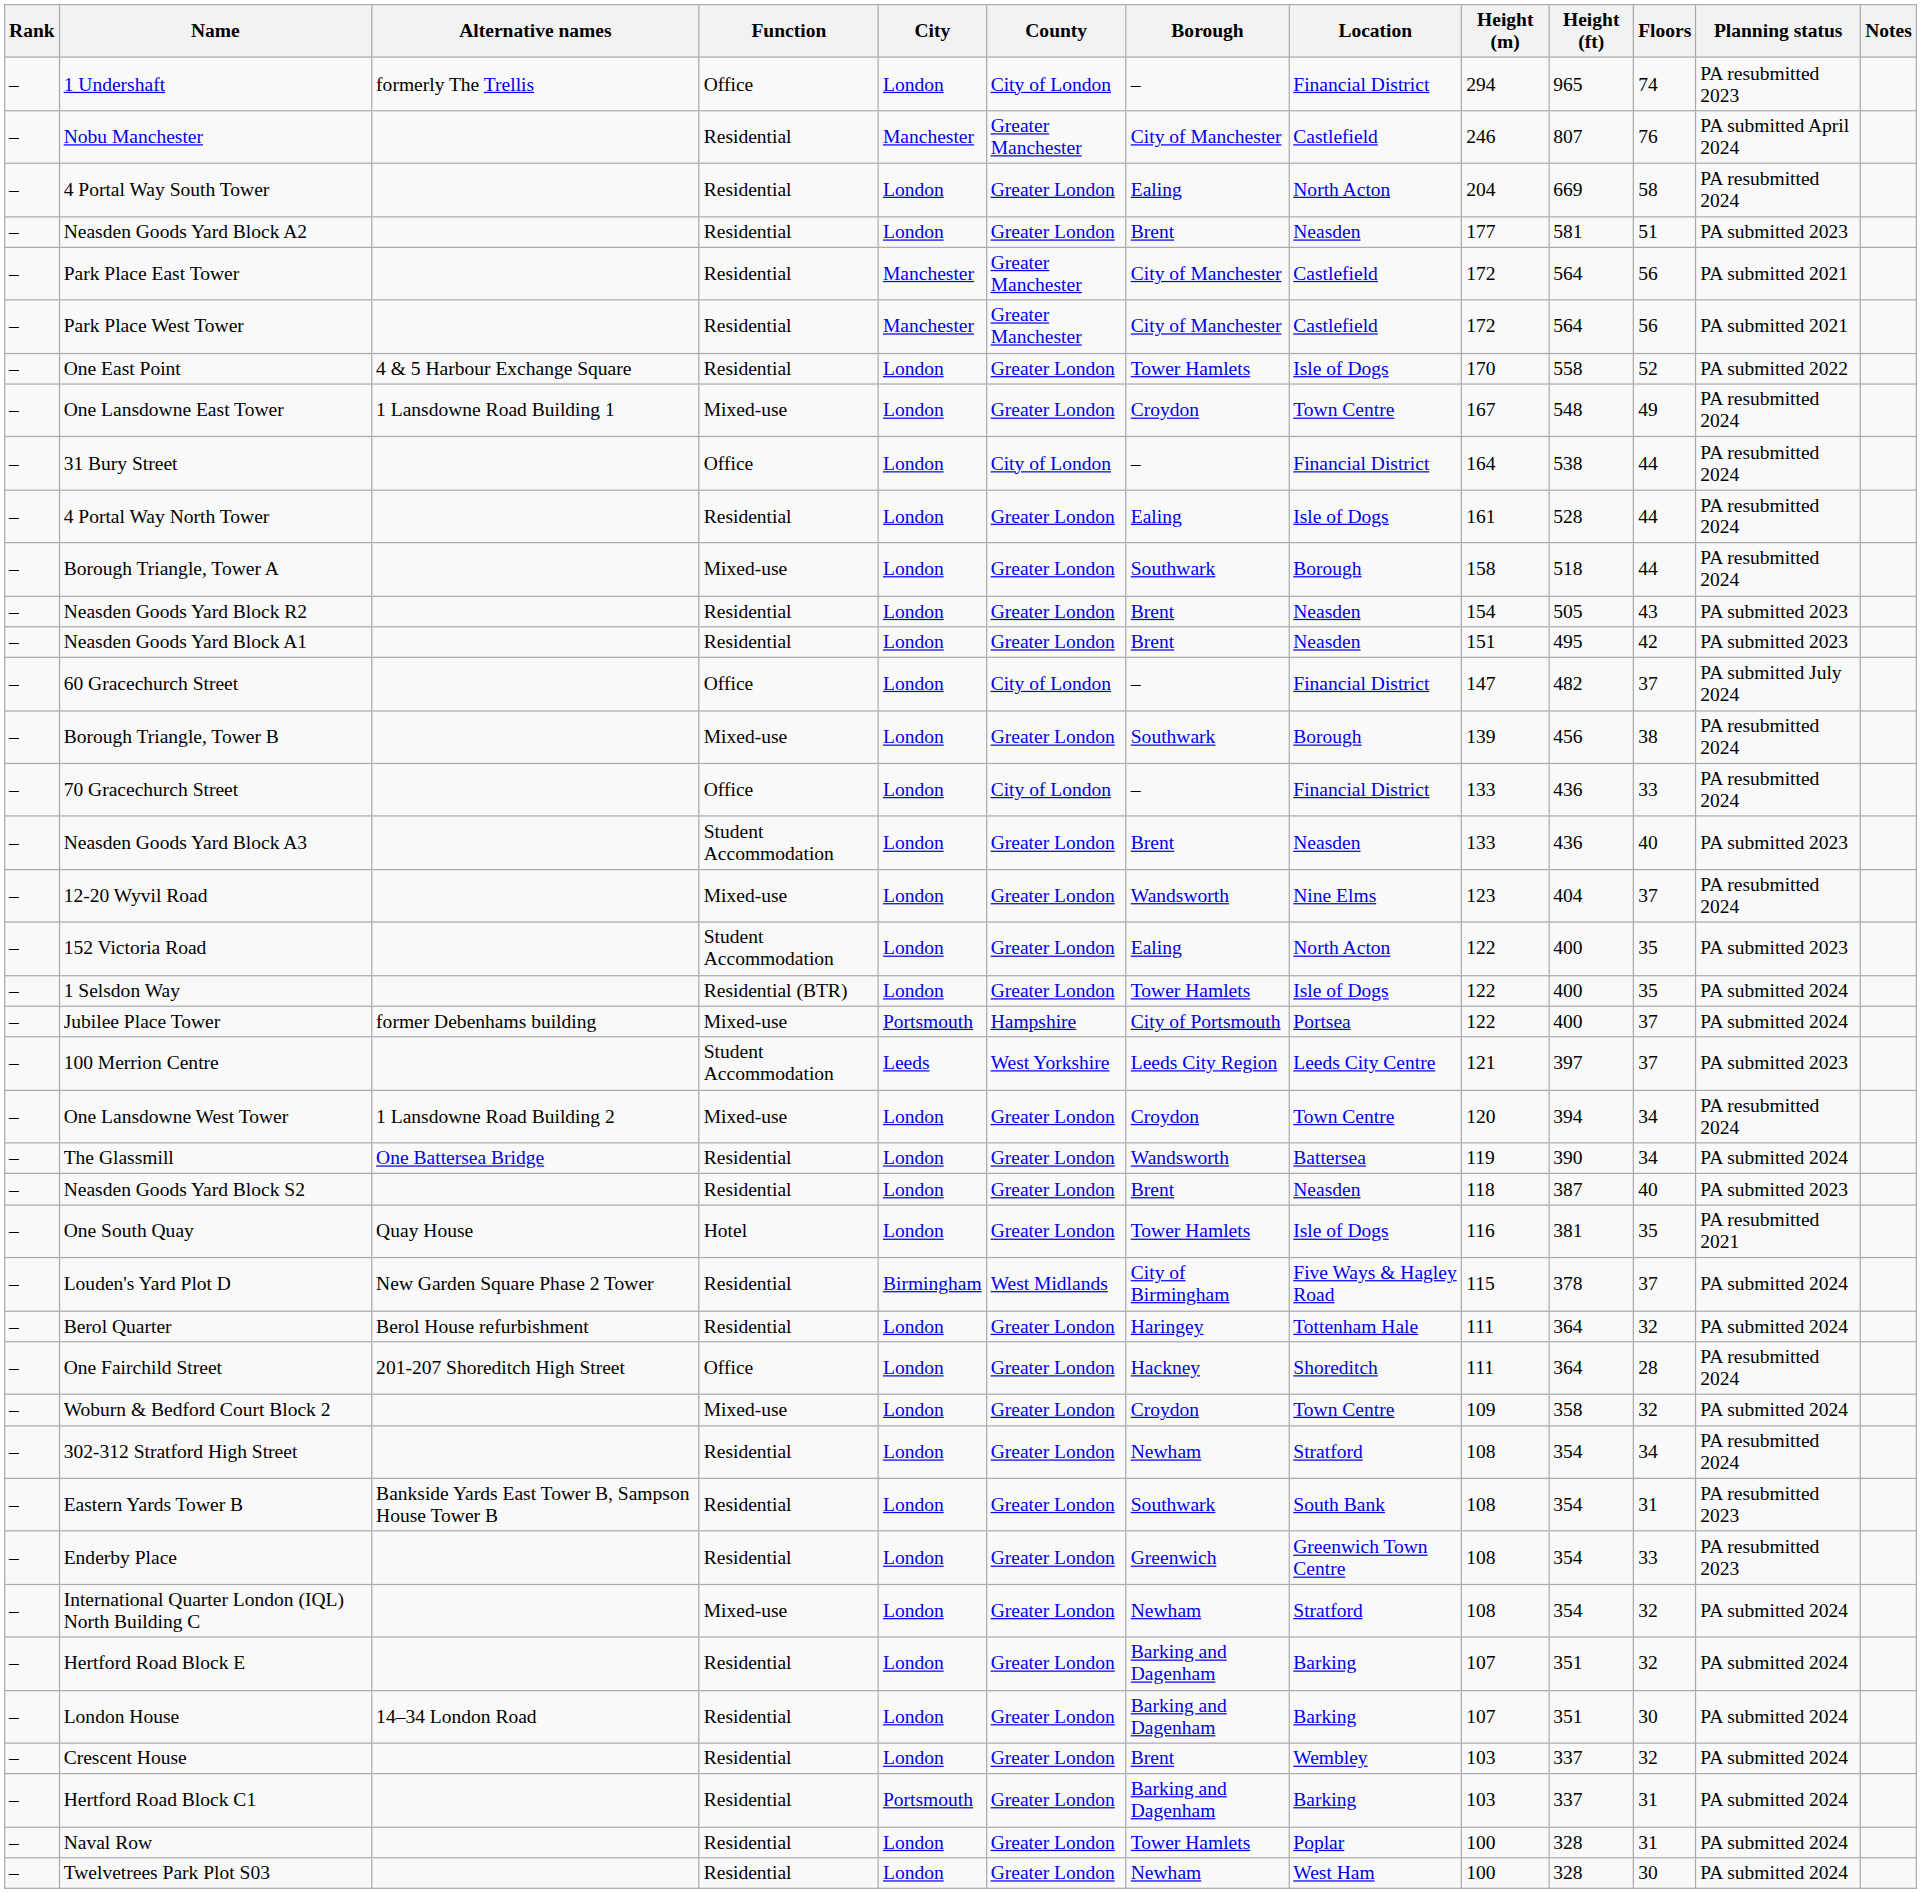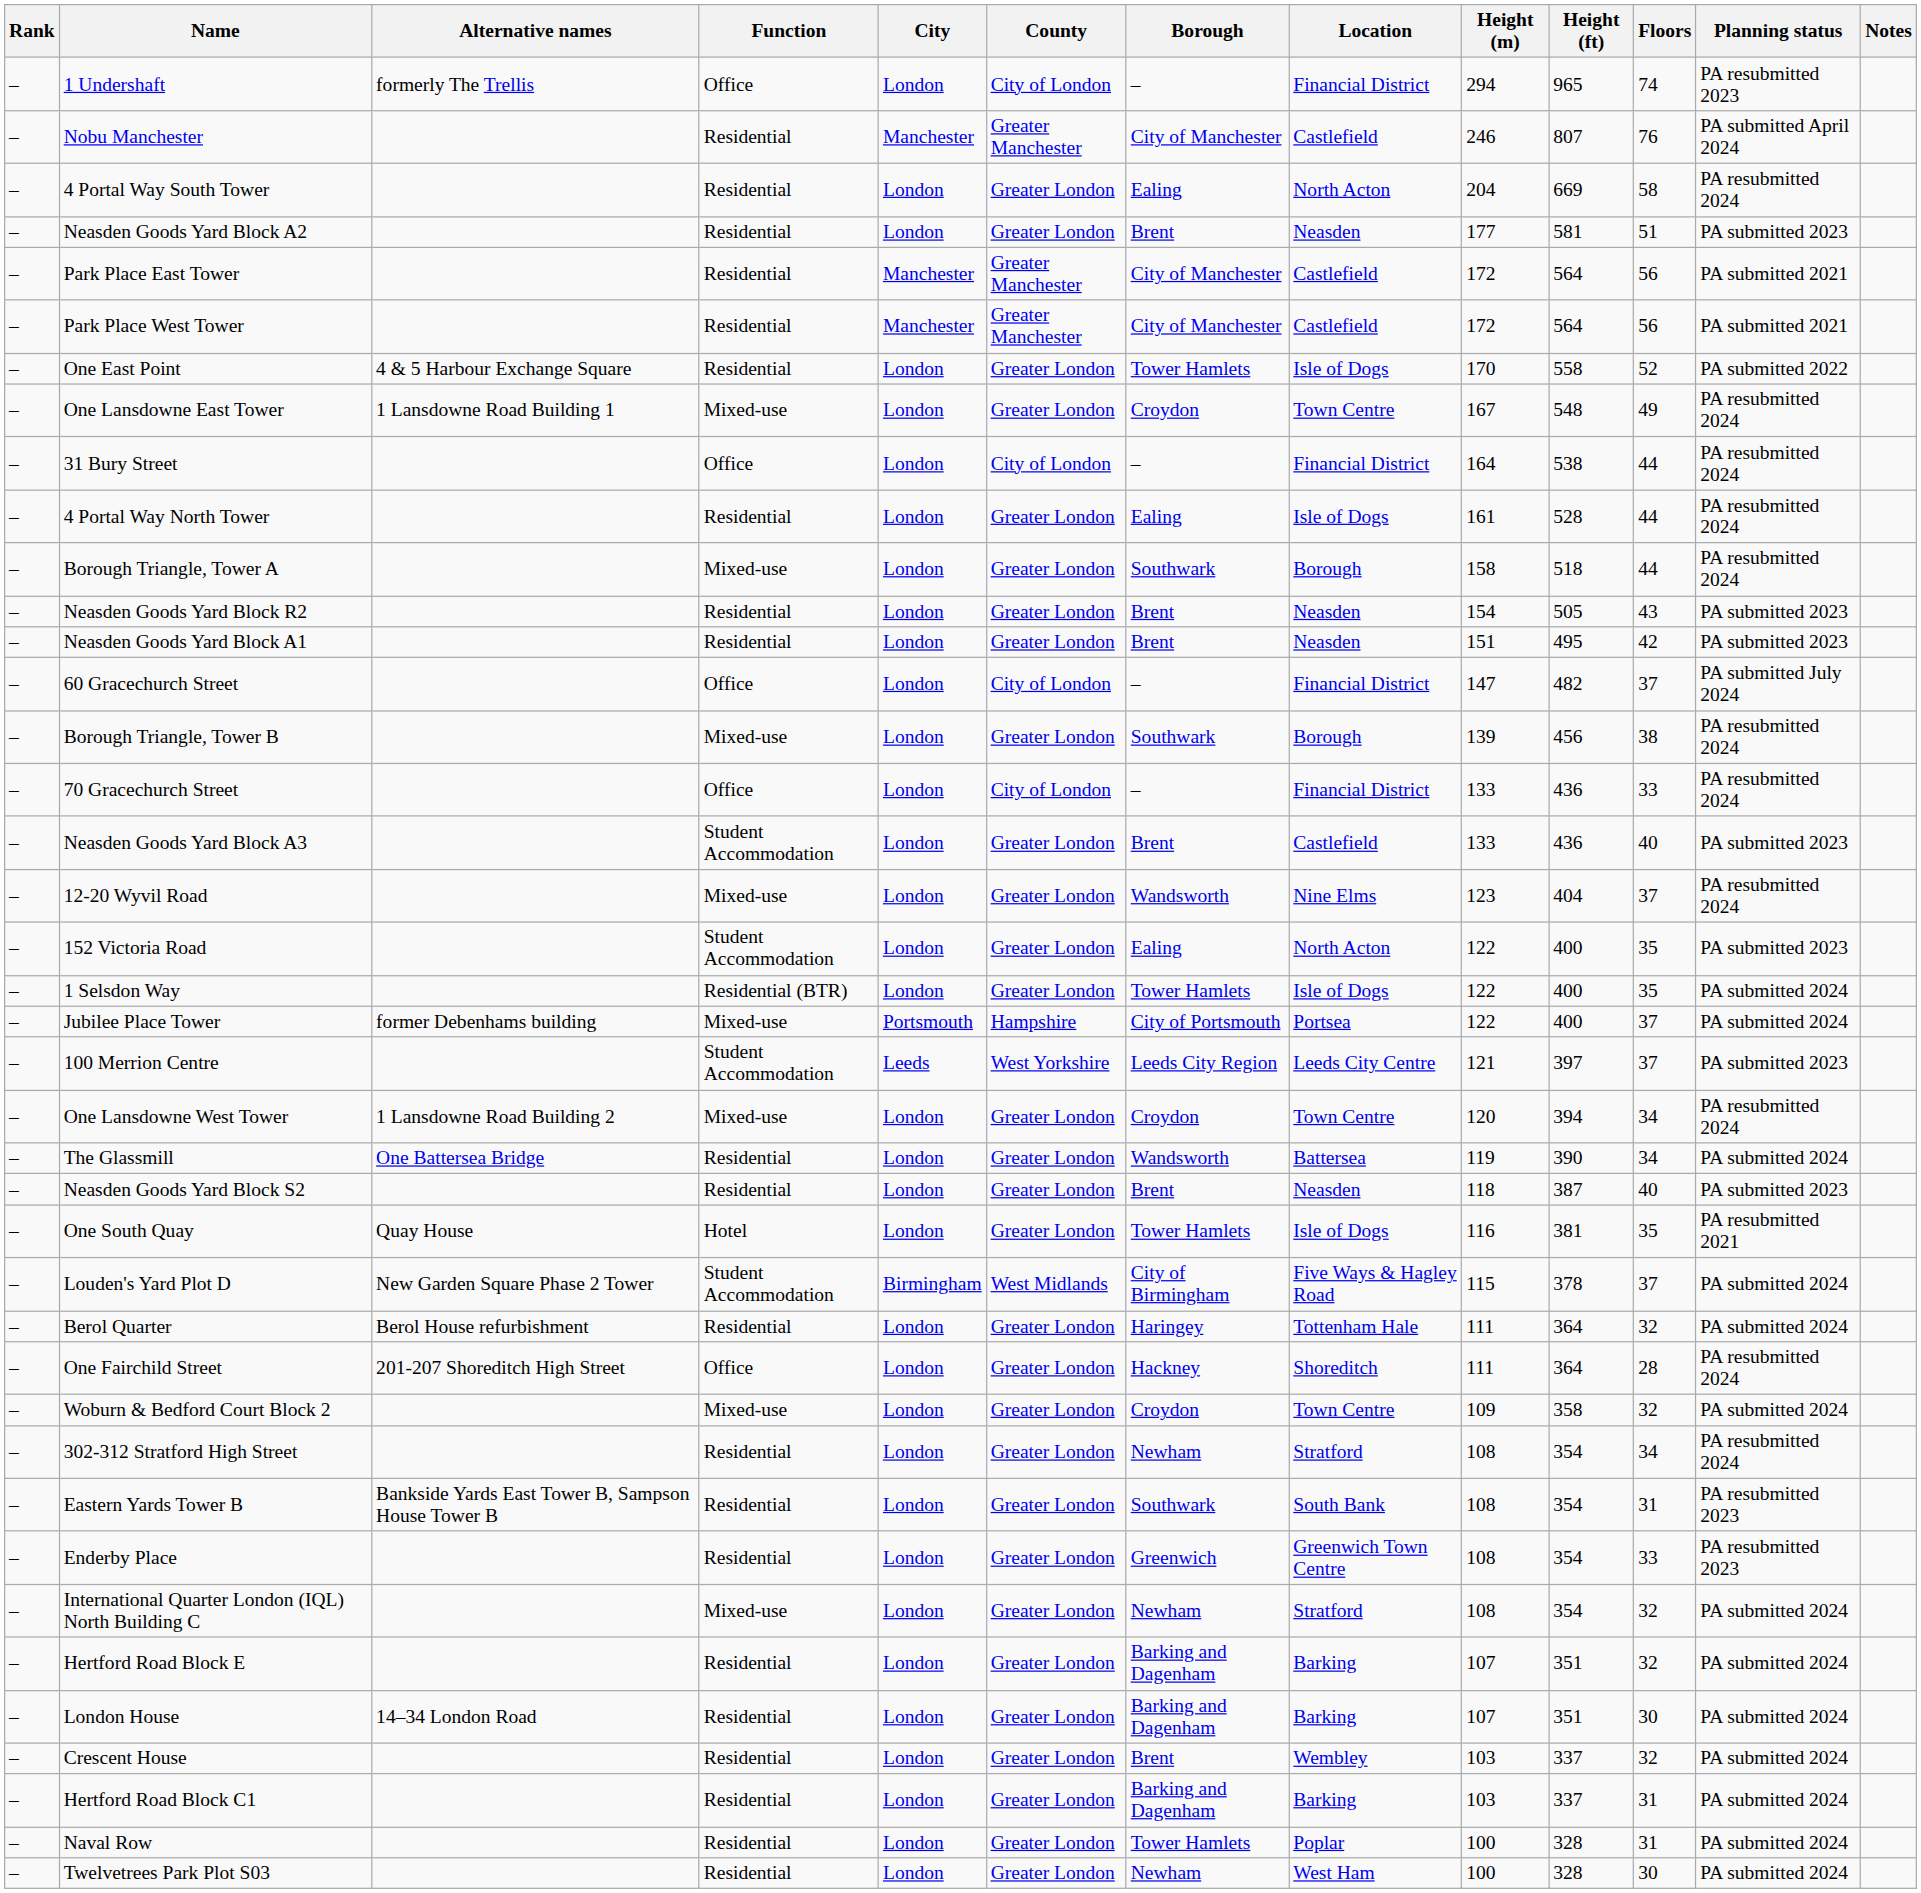(1327, 842) Neasden -> (1336, 842) Castlefield
(748, 1284) Residential -> (769, 1284) Student Accommodation
(928, 1800) Portsmouth -> (913, 1800) London
